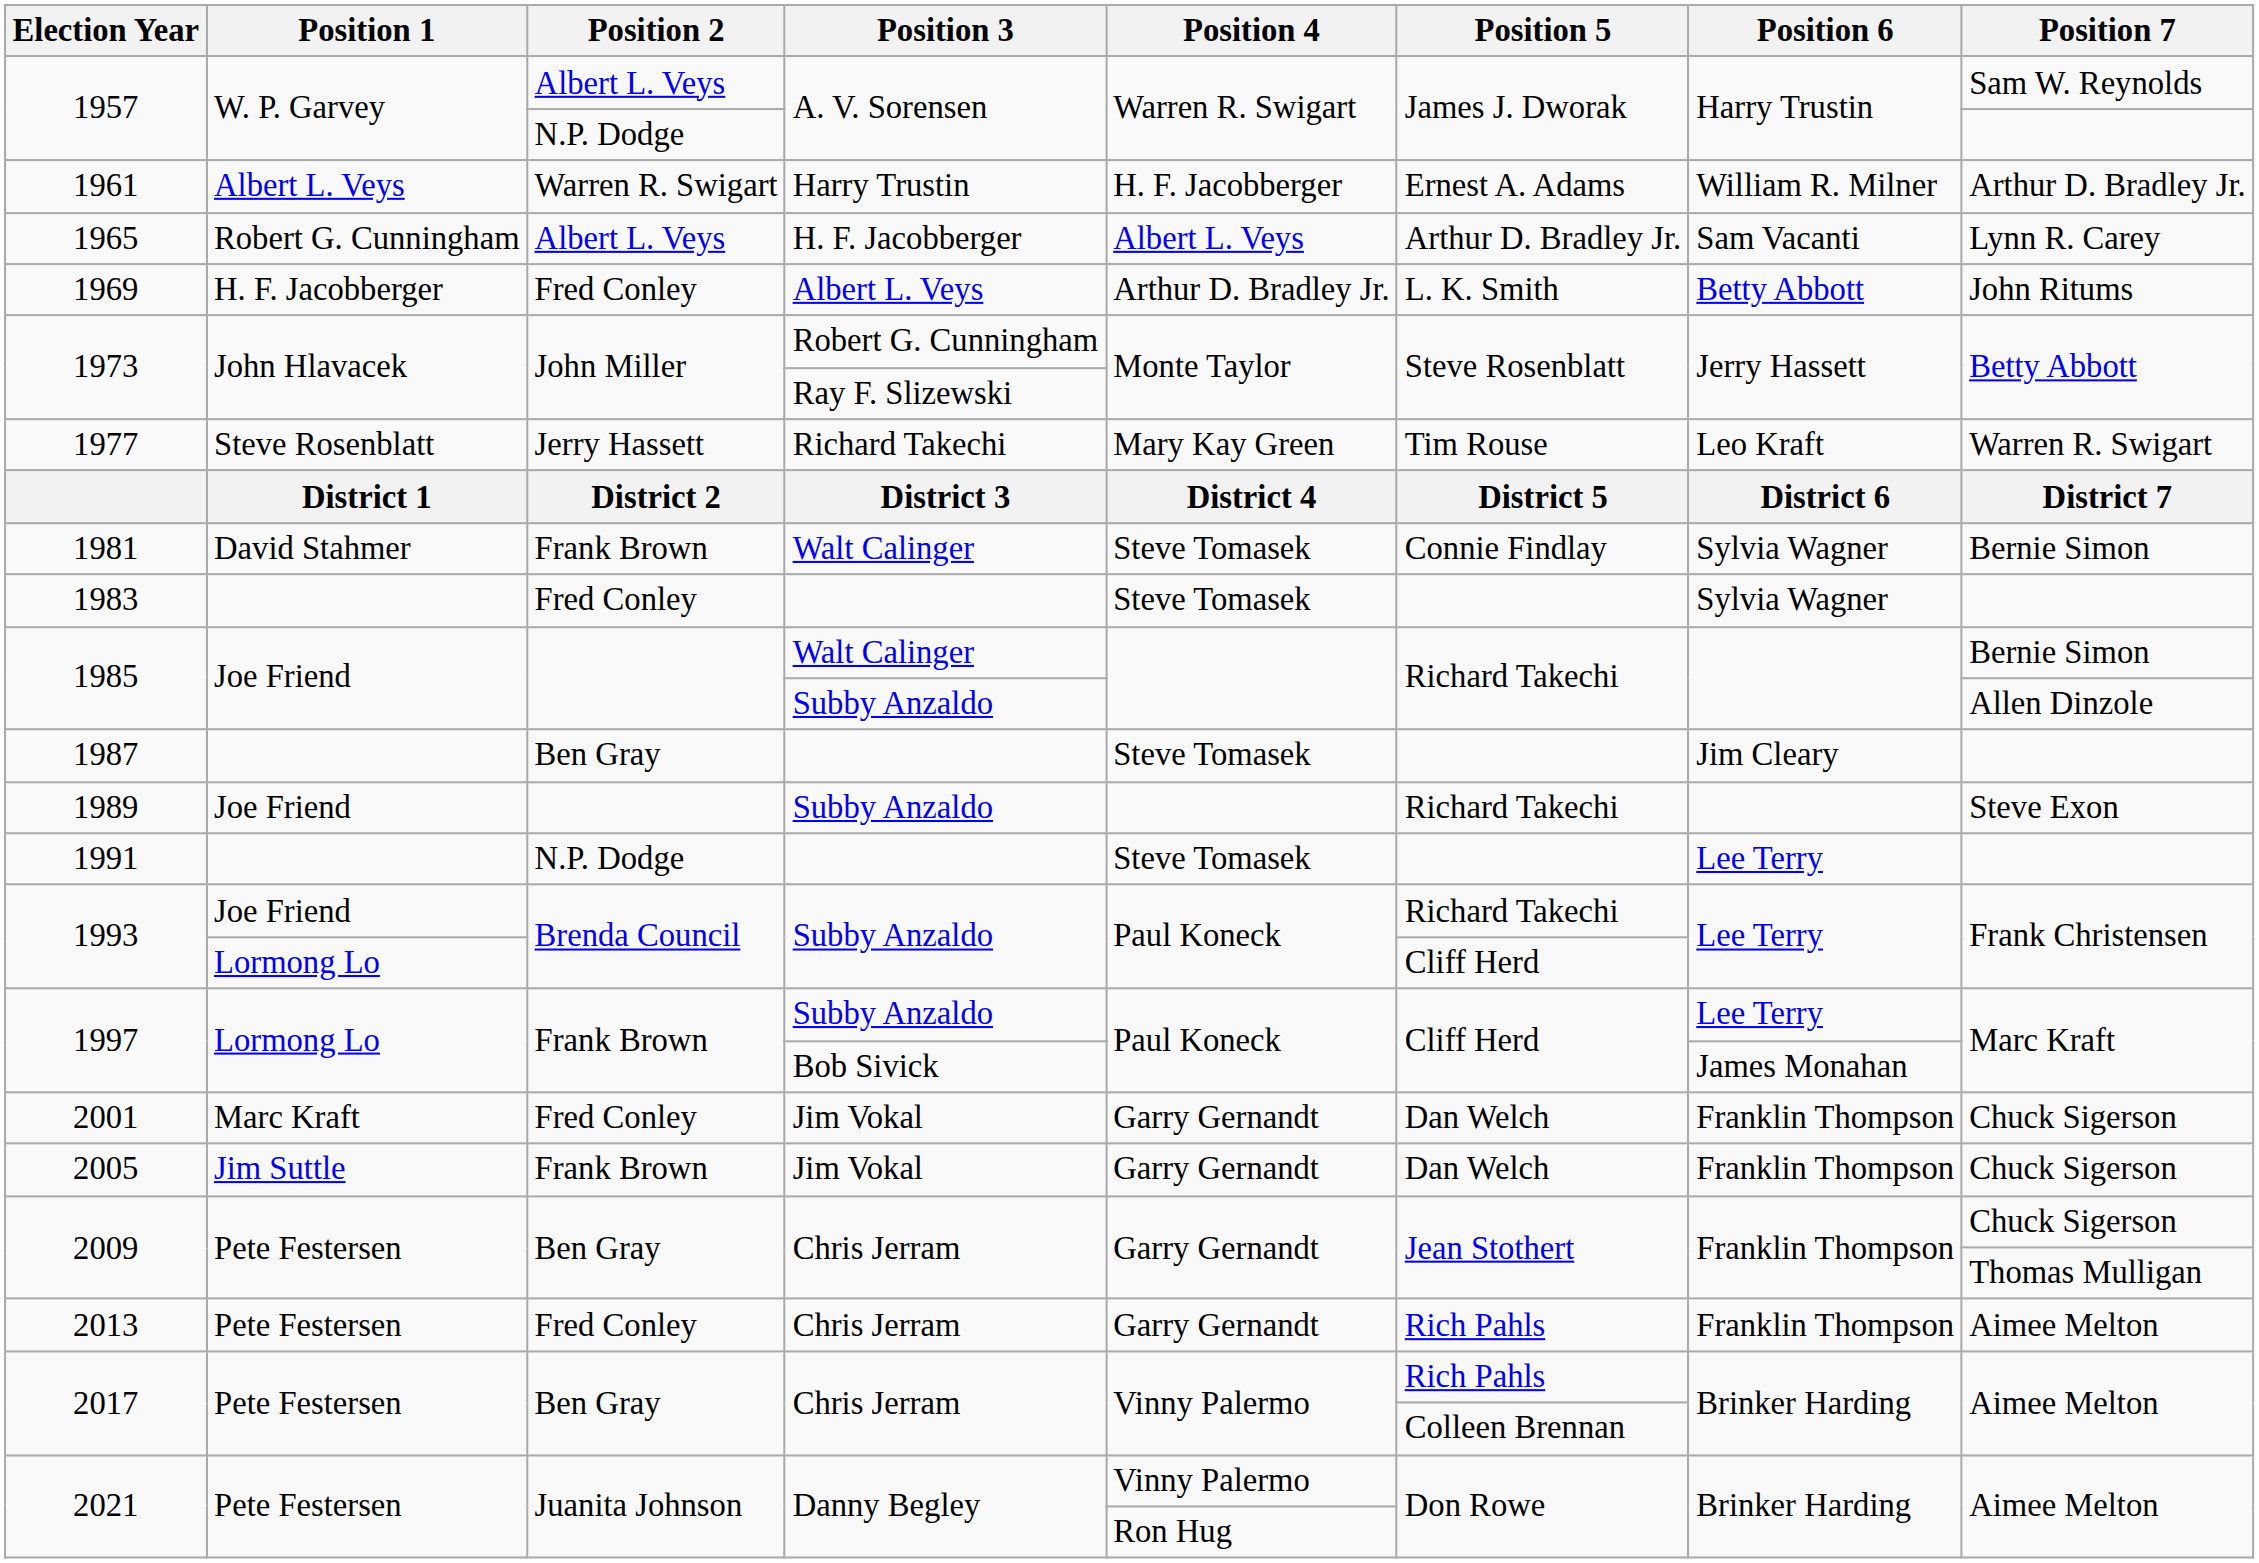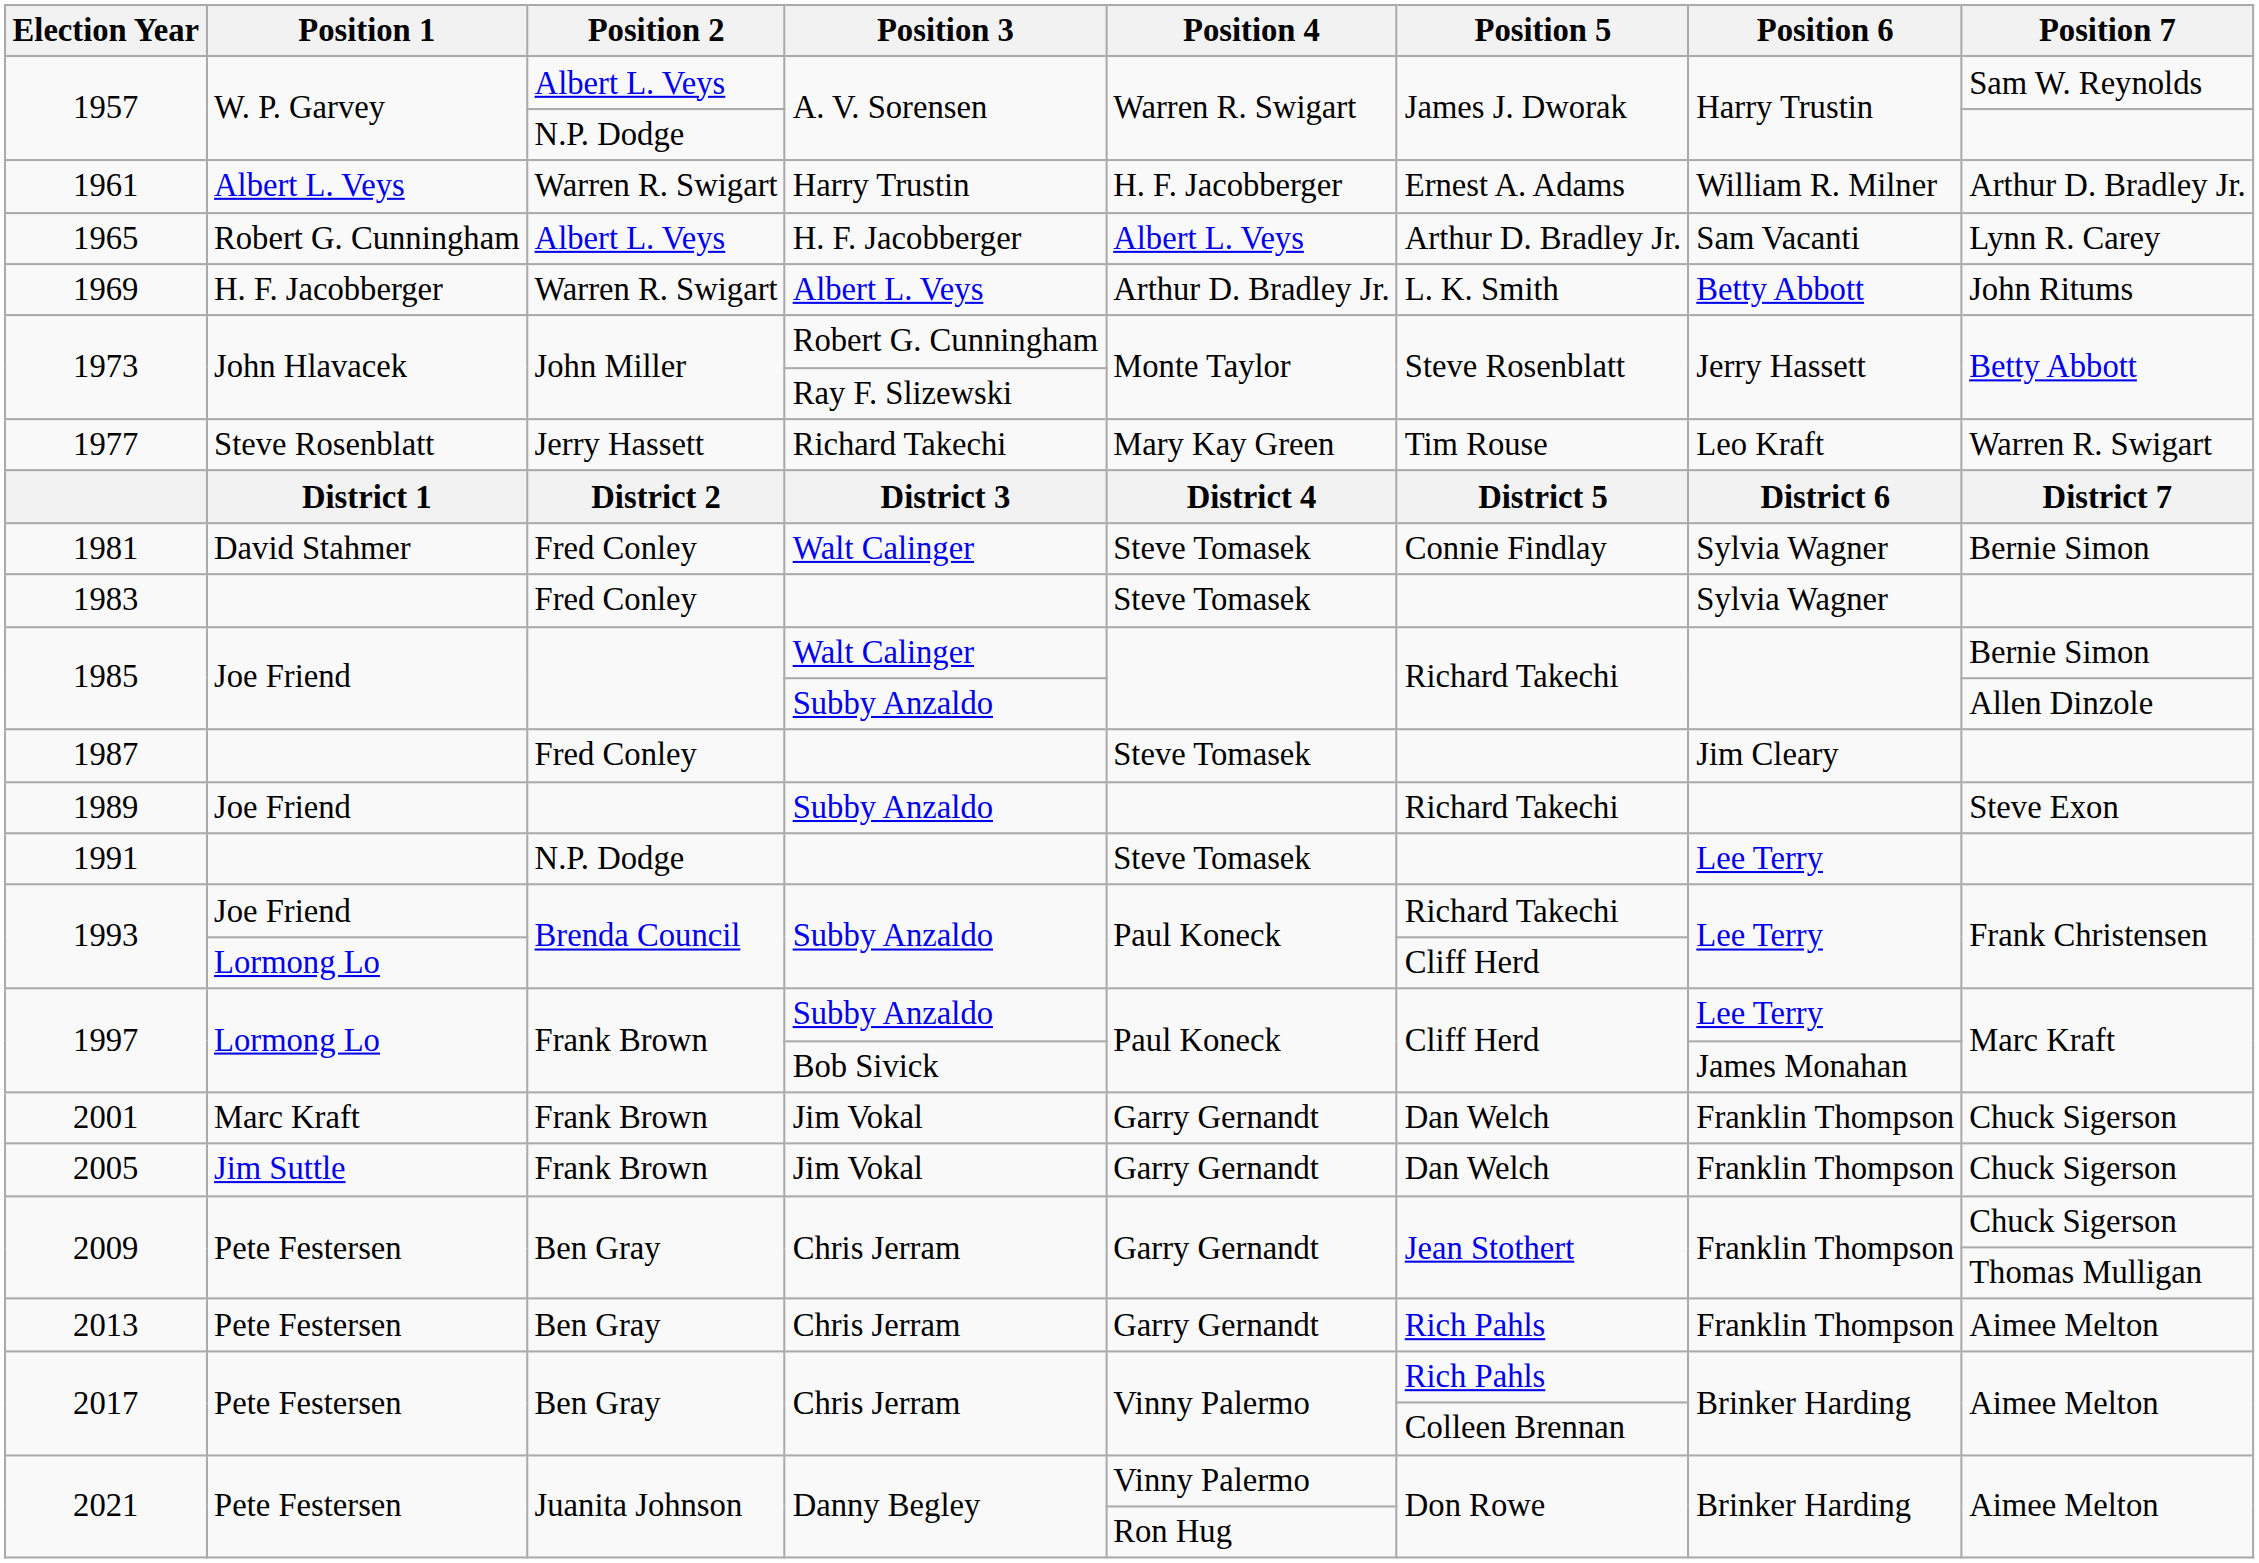(616, 289) Fred Conley -> (656, 289) Warren R. Swigart
(621, 548) Frank Brown -> (616, 548) Fred Conley
(598, 755) Ben Gray -> (616, 755) Fred Conley
(616, 1117) Fred Conley -> (621, 1117) Frank Brown
(616, 1324) Fred Conley -> (598, 1324) Ben Gray
